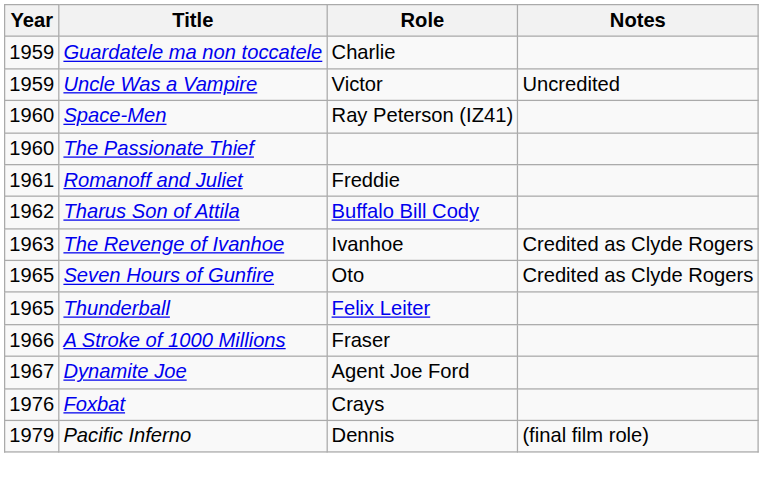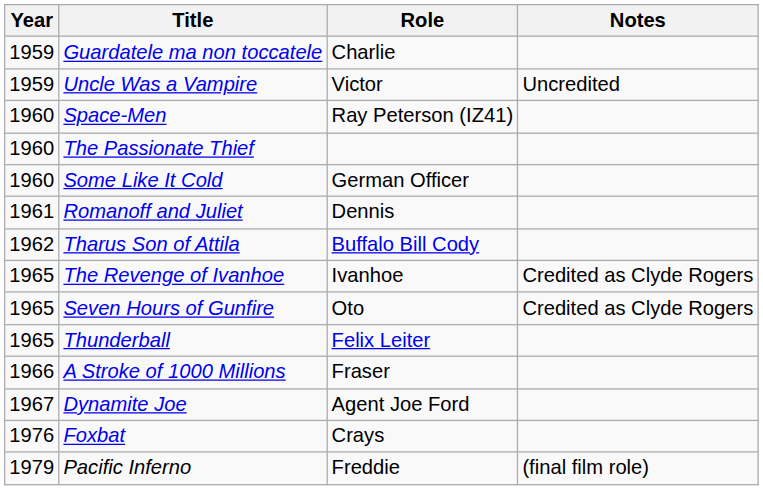+ row: (143, 180)
(366, 180) Freddie -> (363, 212) Dennis
(32, 244) 1963 -> (32, 276) 1965
(363, 436) Dennis -> (366, 468) Freddie
